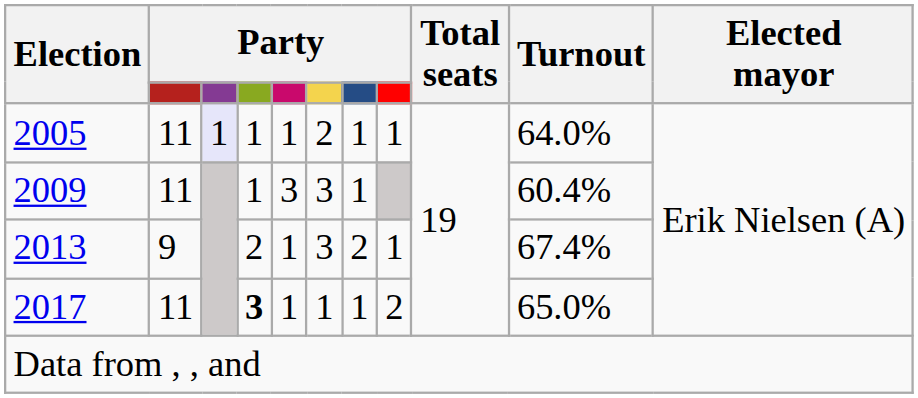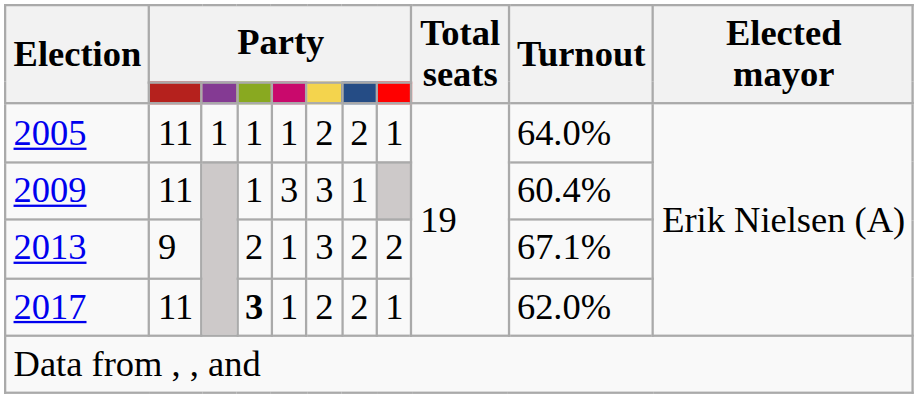(219, 132) lavender background -> (219, 132) no background
(359, 132) 1 -> (359, 132) 2
(394, 248) 1 -> (394, 248) 2
(564, 248) 67.4% -> (564, 248) 67.1%
(324, 305) 1 -> (324, 305) 2
(359, 305) 1 -> (359, 305) 2
(394, 305) 2 -> (394, 305) 1
(564, 305) 65.0% -> (564, 305) 62.0%
